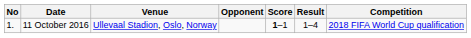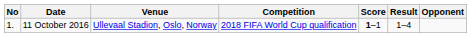columns swapped: (242, 11) <-> (396, 11)
